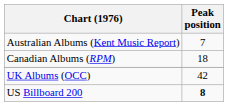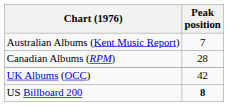(203, 59) 18 -> (203, 59) 28
